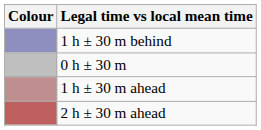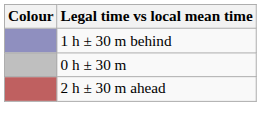- row: (113, 88)
